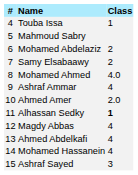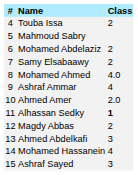(110, 23) 1 -> (110, 23) 2
(110, 126) 4 -> (110, 126) 2
(110, 138) 4 -> (110, 138) 3
